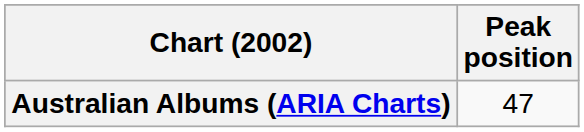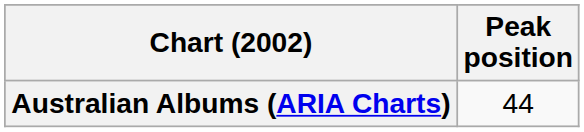(518, 103) 47 -> (518, 103) 44
